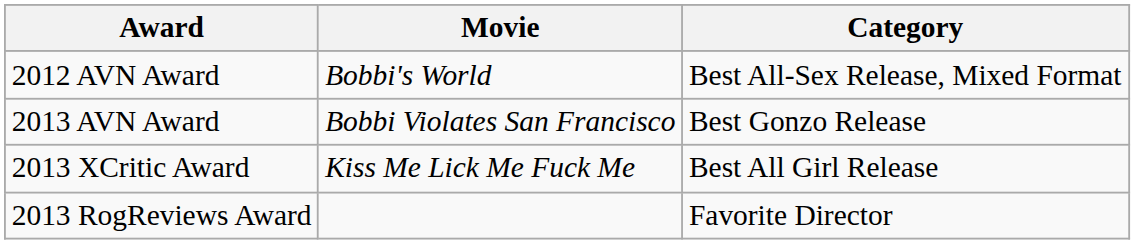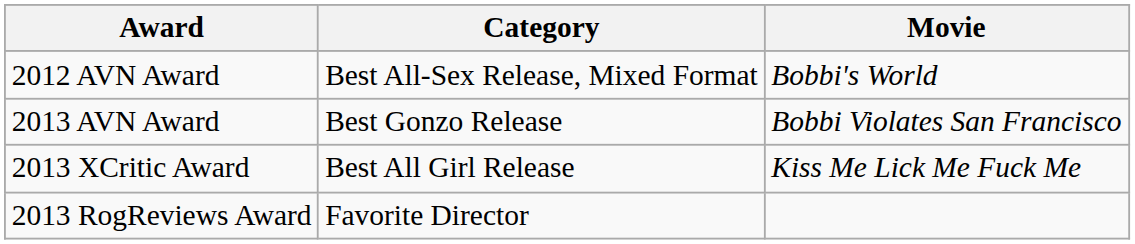columns swapped: (905, 27) <-> (500, 27)
